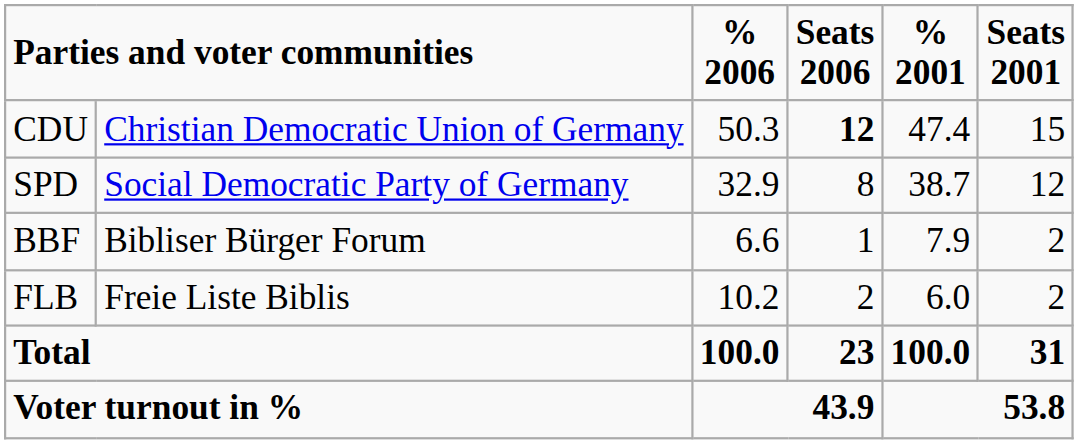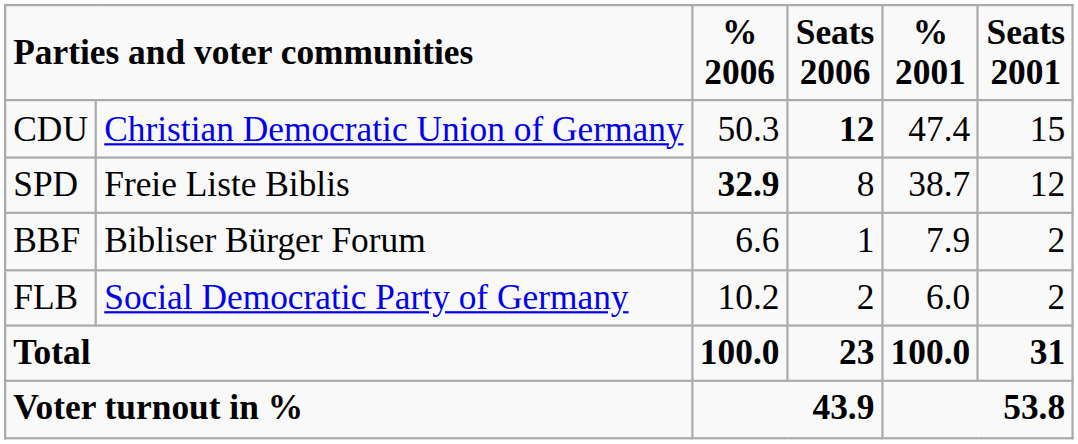(366, 184) Social Democratic Party of Germany -> (227, 184) Freie Liste Biblis
(748, 184) normal -> (748, 184) bold
(227, 296) Freie Liste Biblis -> (366, 296) Social Democratic Party of Germany
